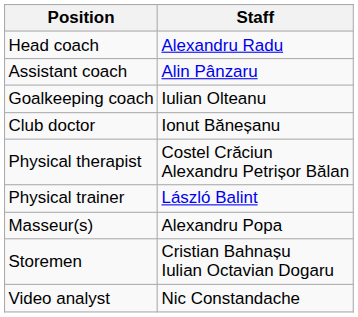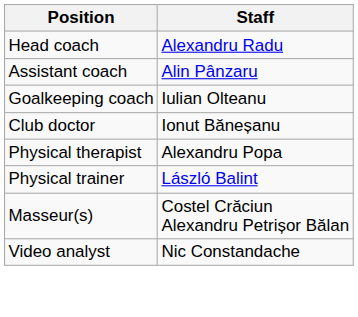(255, 161) Costel Crăciun Alexandru Petrișor Bălan -> (222, 152) Alexandru Popa
(222, 225) Alexandru Popa -> (255, 215) Costel Crăciun Alexandru Petrișor Bălan
- row: (45, 261)
